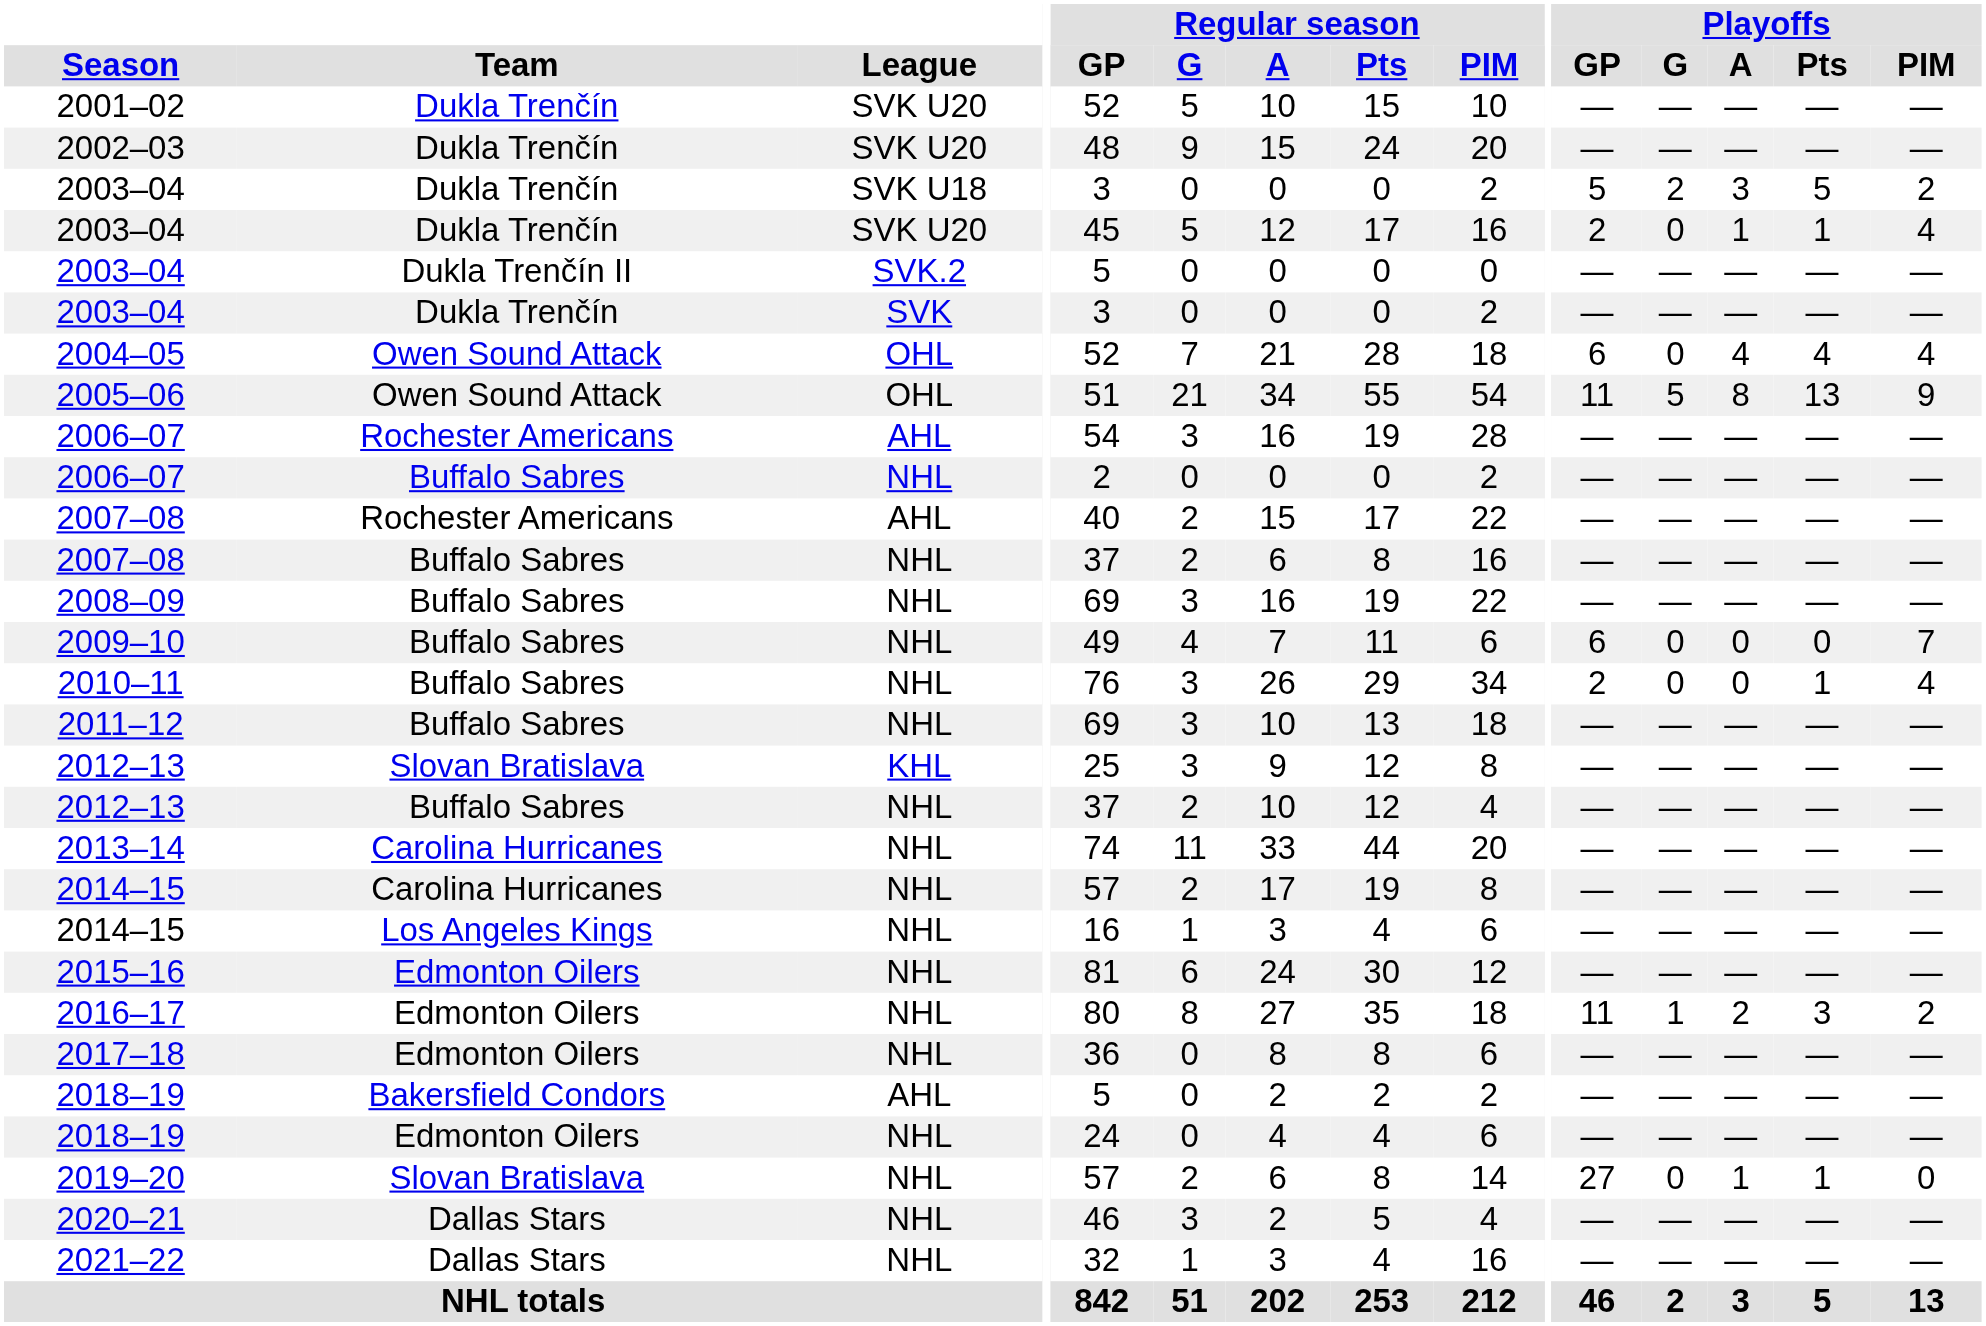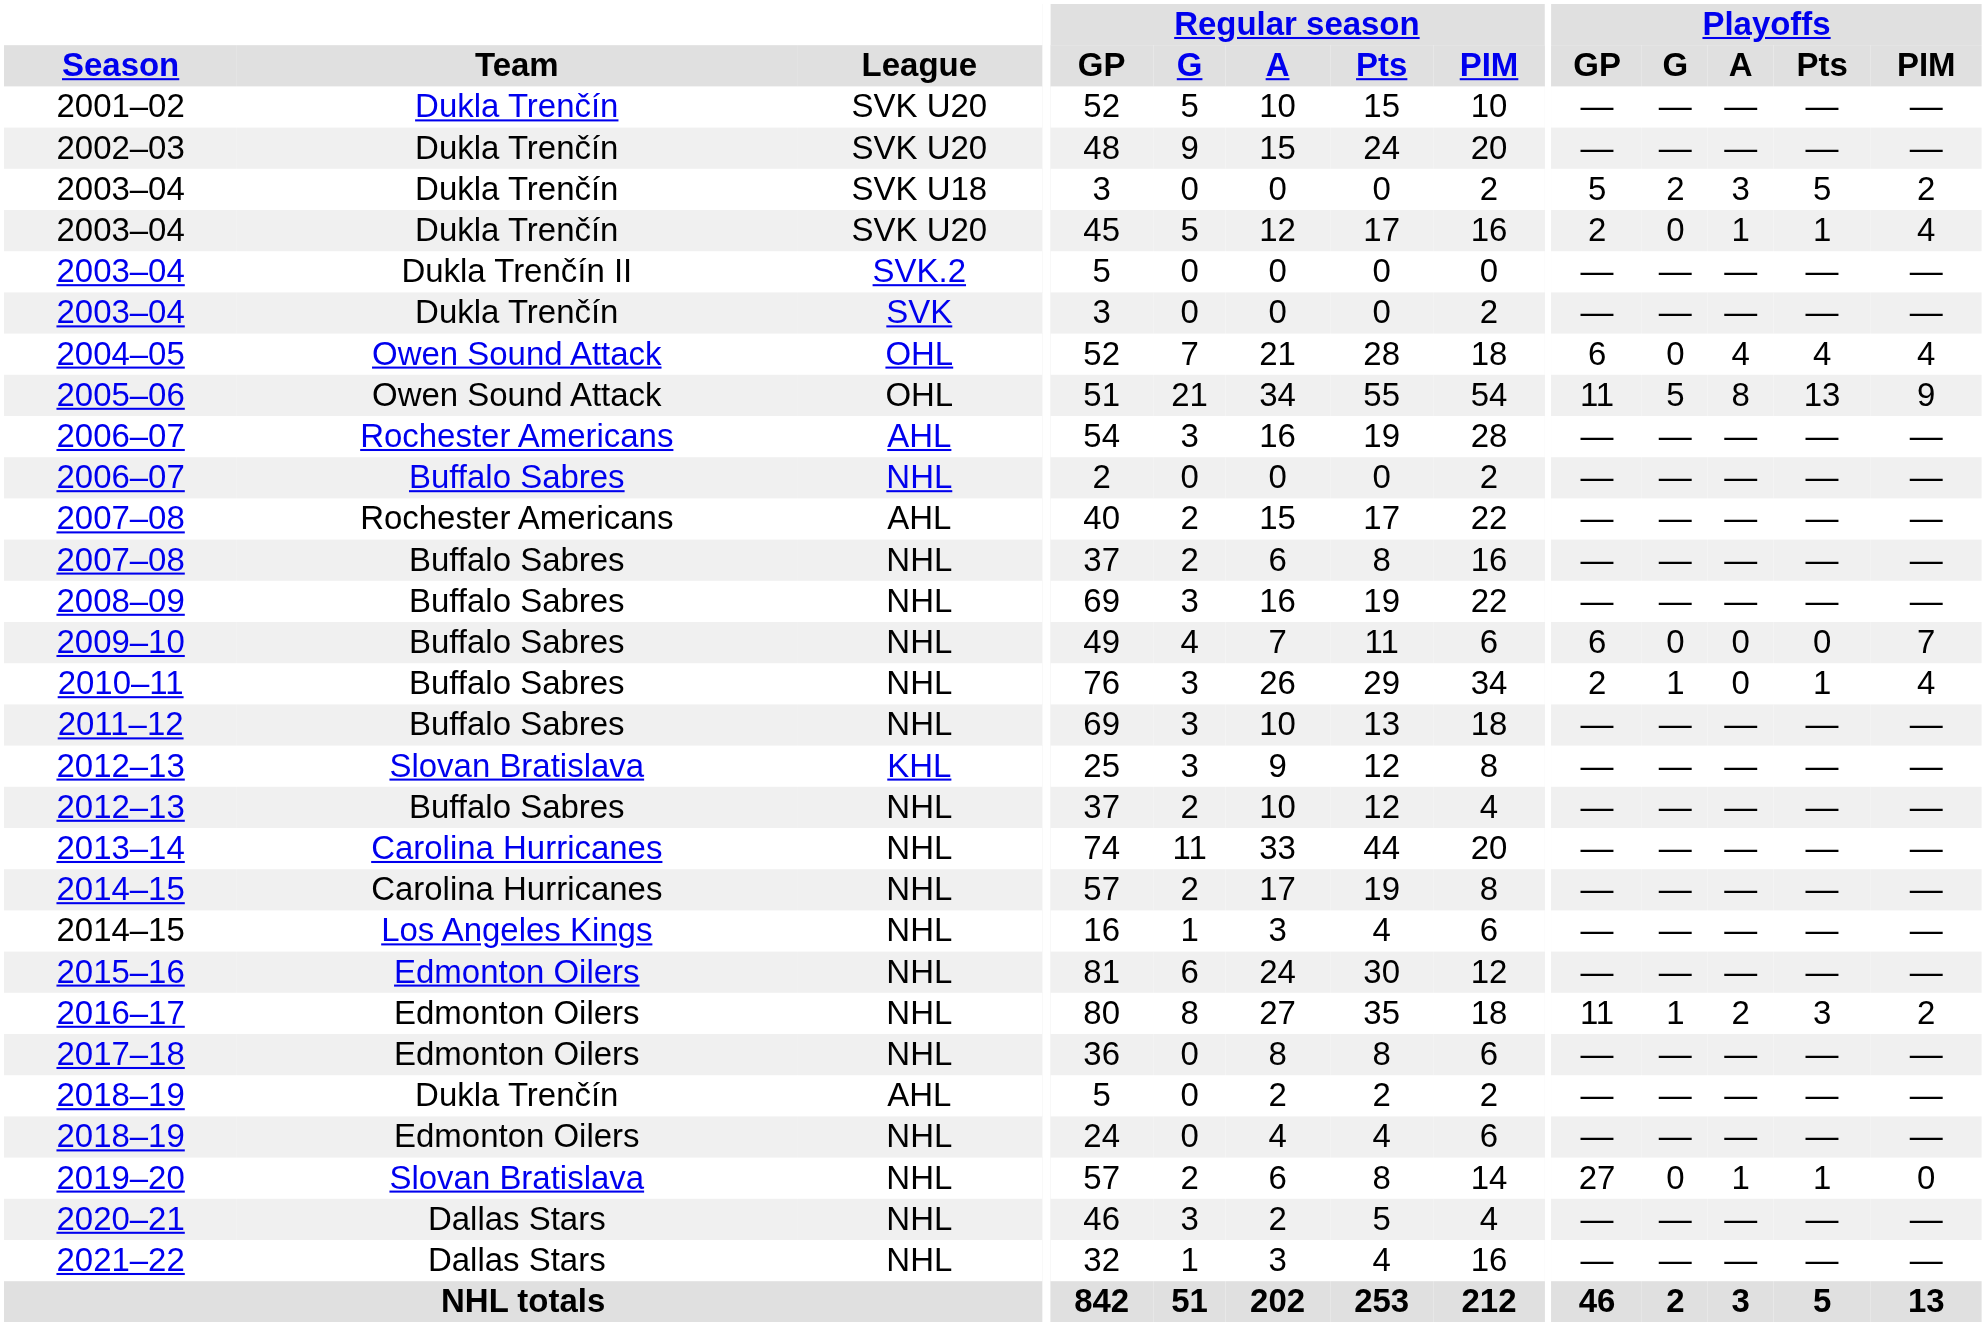(1675, 683) 0 -> (1675, 683) 1
(517, 1095) Bakersfield Condors -> (517, 1095) Dukla Trenčín
